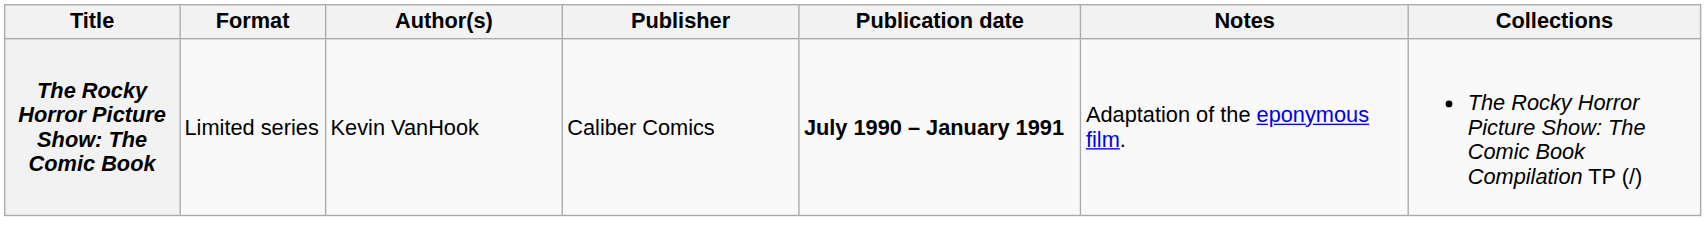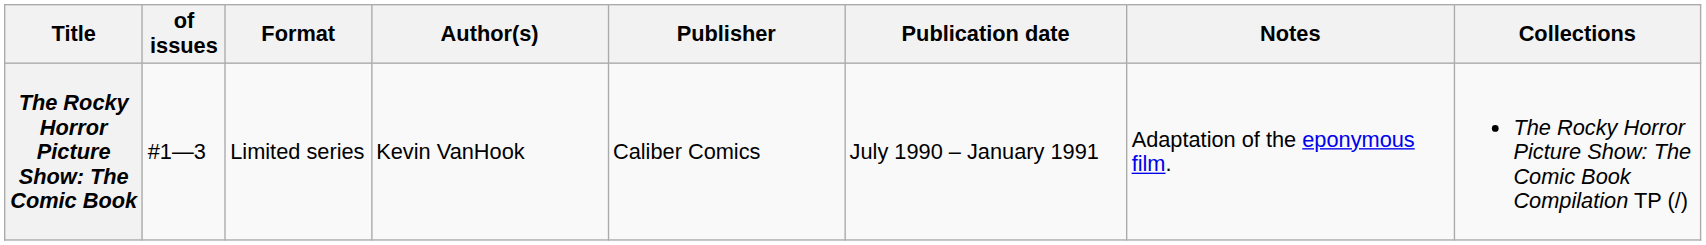+ column: (184, 33)
(934, 126) bold -> (974, 151) normal
